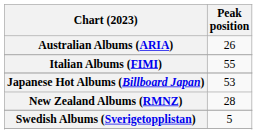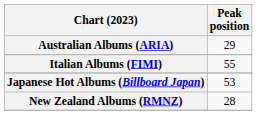(230, 45) 26 -> (230, 45) 29
- row: (106, 119)
